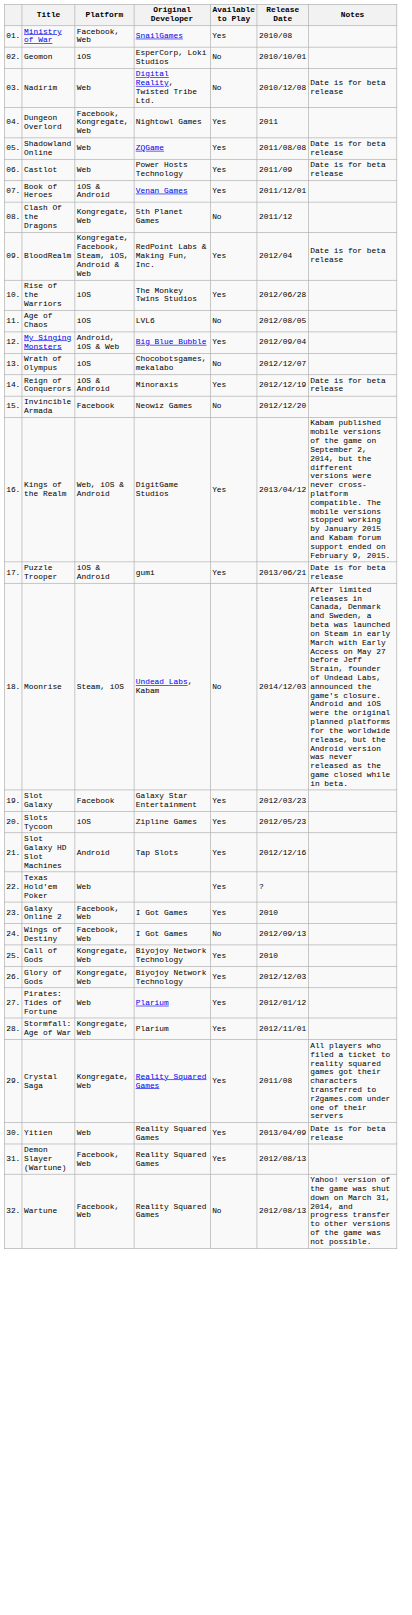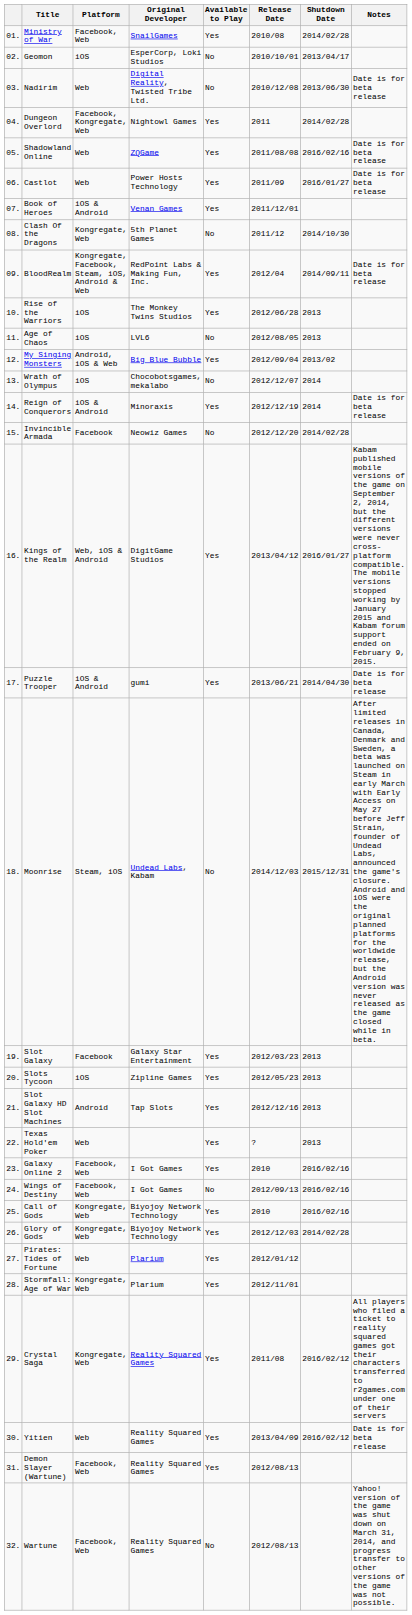+ column: (326, 15)
